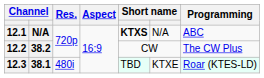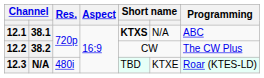(41, 33) N/A -> (41, 33) 38.1
(41, 65) 38.1 -> (41, 65) N/A
